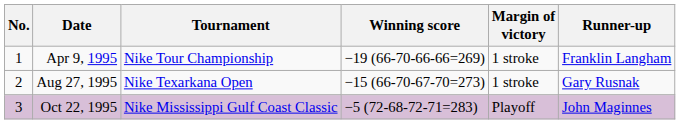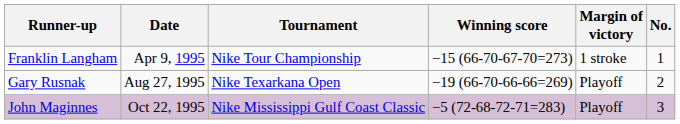columns swapped: (19, 25) <-> (617, 25)
(415, 58) −19 (66-70-66-66=269) -> (502, 58) −15 (66-70-67-70=273)
(415, 82) −15 (66-70-67-70=273) -> (502, 82) −19 (66-70-66-66=269)
(515, 82) 1 stroke -> (601, 82) Playoff
